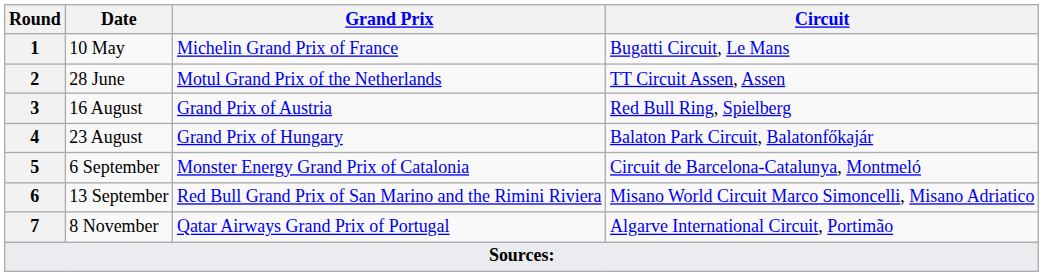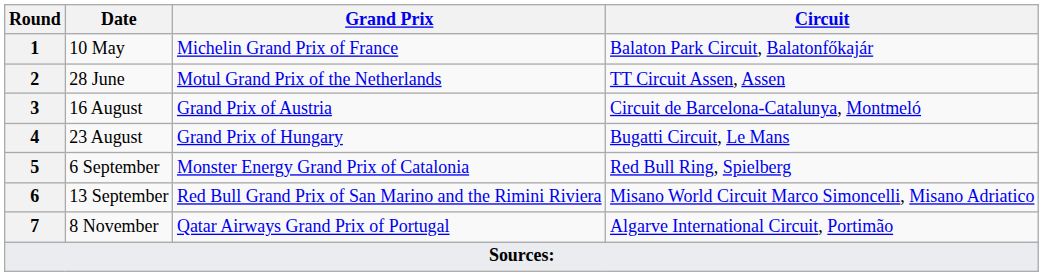(700, 48) Bugatti Circuit, Le Mans -> (742, 48) Balaton Park Circuit, Balatonfőkajár
(701, 107) Red Bull Ring, Spielberg -> (766, 107) Circuit de Barcelona-Catalunya, Montmeló
(742, 137) Balaton Park Circuit, Balatonfőkajár -> (700, 137) Bugatti Circuit, Le Mans
(766, 166) Circuit de Barcelona-Catalunya, Montmeló -> (701, 166) Red Bull Ring, Spielberg
